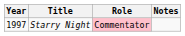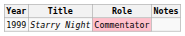(16, 25) 1997 -> (16, 25) 1999
